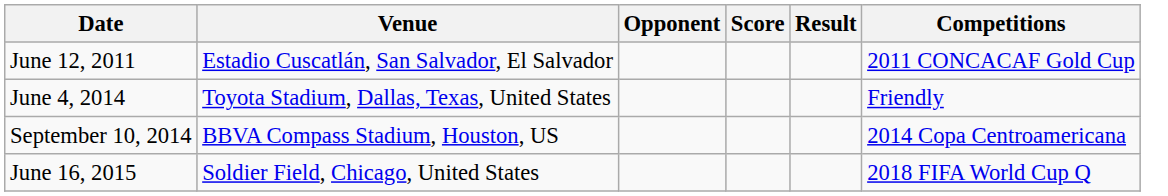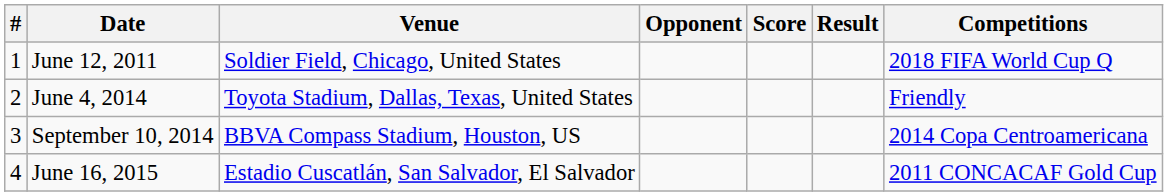+ column: (16, 23)
(408, 60) Estadio Cuscatlán, San Salvador, El Salvador -> (392, 60) Soldier Field, Chicago, United States
(1001, 60) 2011 CONCACAF Gold Cup -> (1001, 60) 2018 FIFA World Cup Q
(371, 172) Soldier Field, Chicago, United States -> (429, 172) Estadio Cuscatlán, San Salvador, El Salvador
(979, 172) 2018 FIFA World Cup Q -> (1023, 172) 2011 CONCACAF Gold Cup
